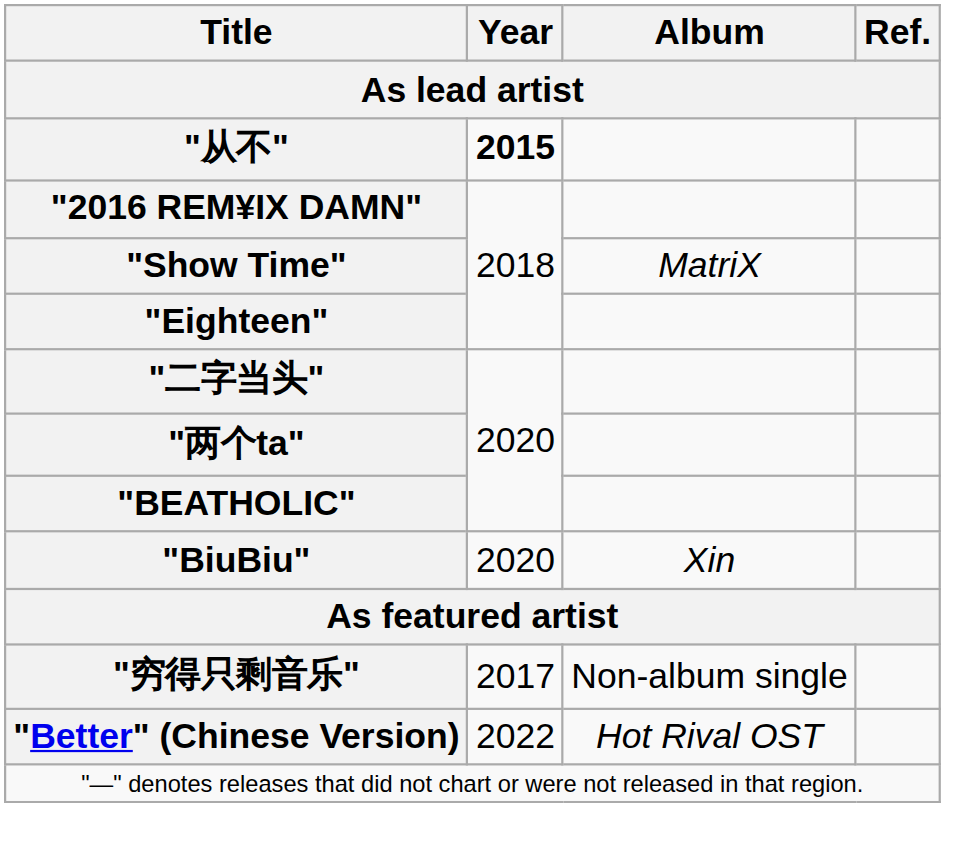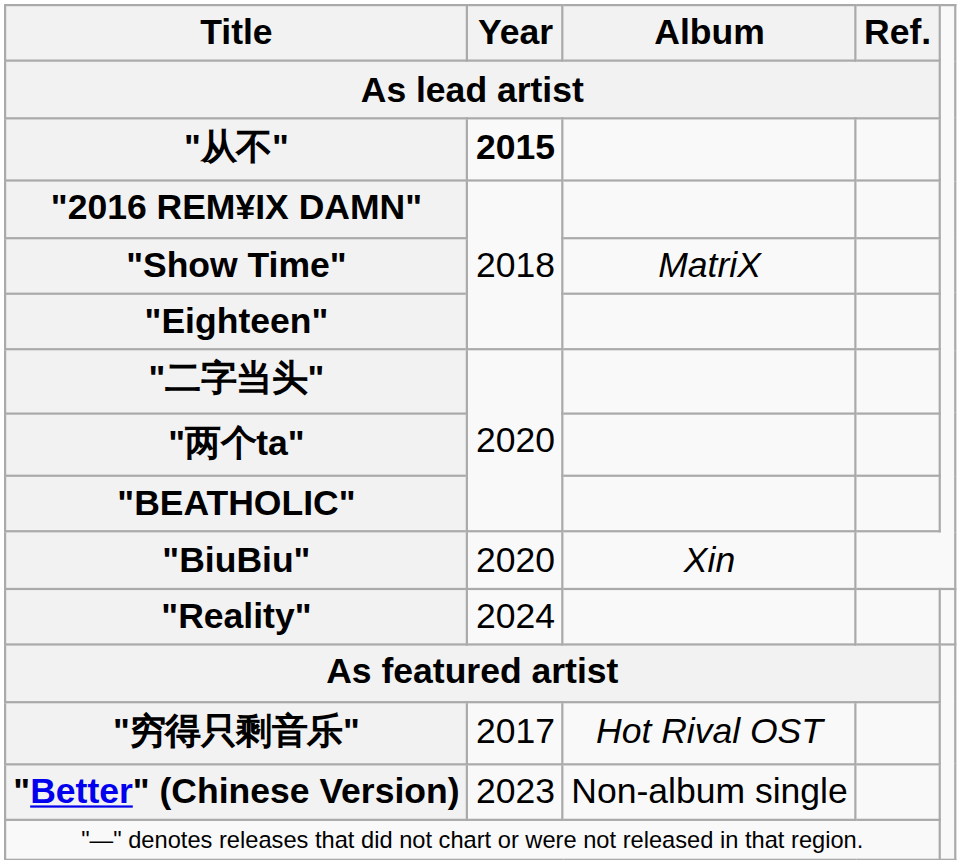+ row: (236, 615)
(710, 675) Non-album single -> (710, 731) Hot Rival OST
(515, 735) 2022 -> (515, 791) 2023
(710, 735) Hot Rival OST -> (710, 791) Non-album single
